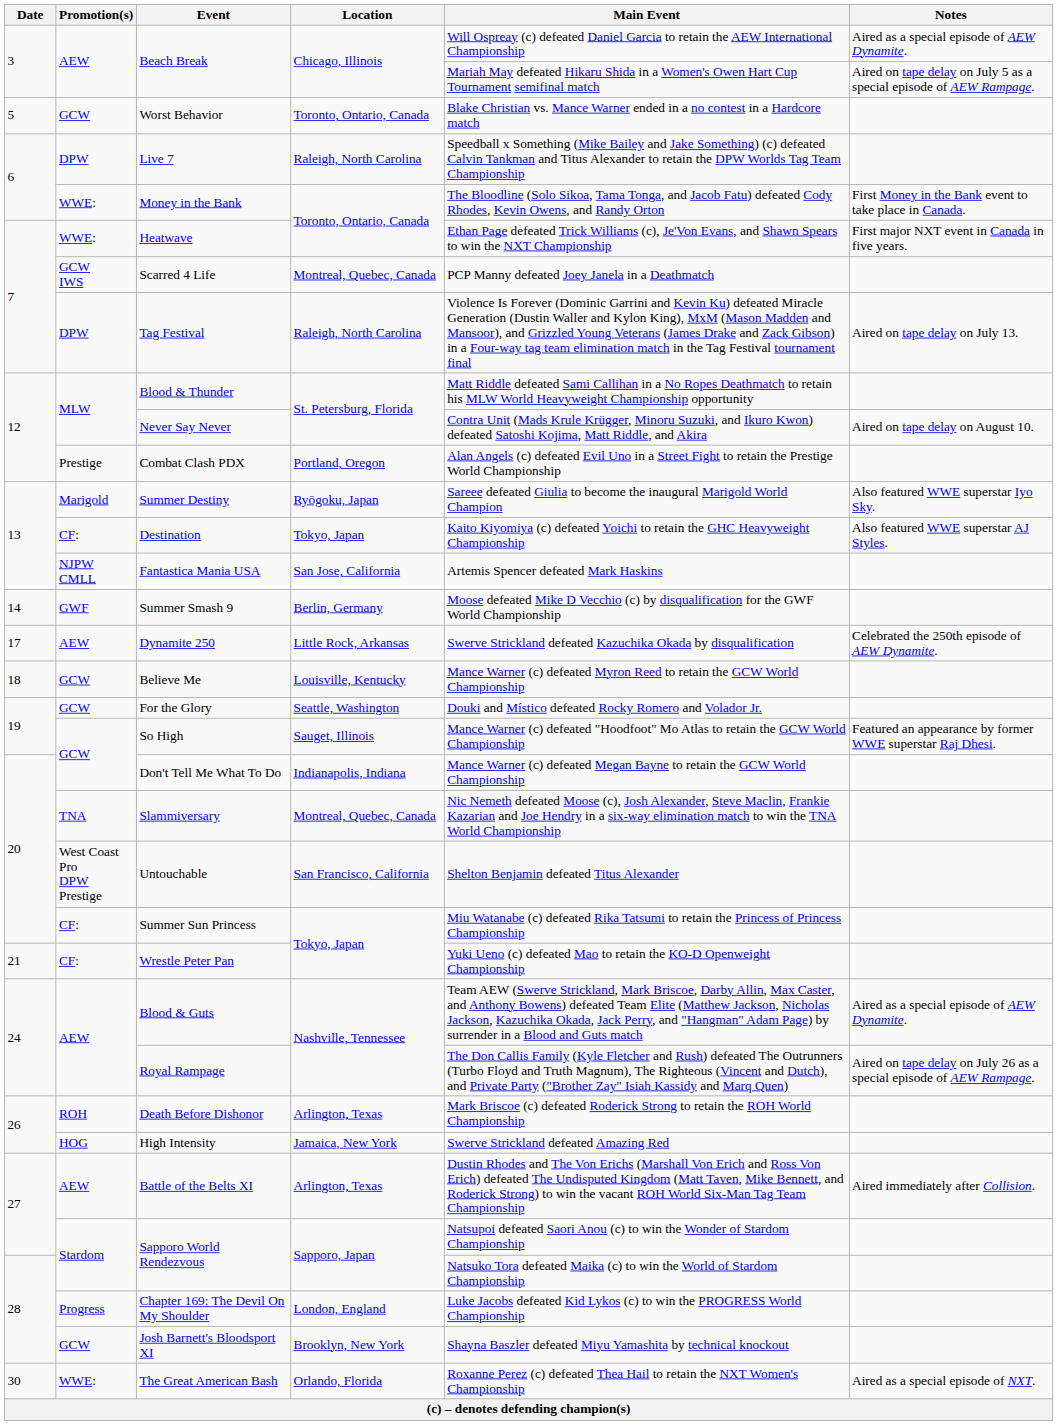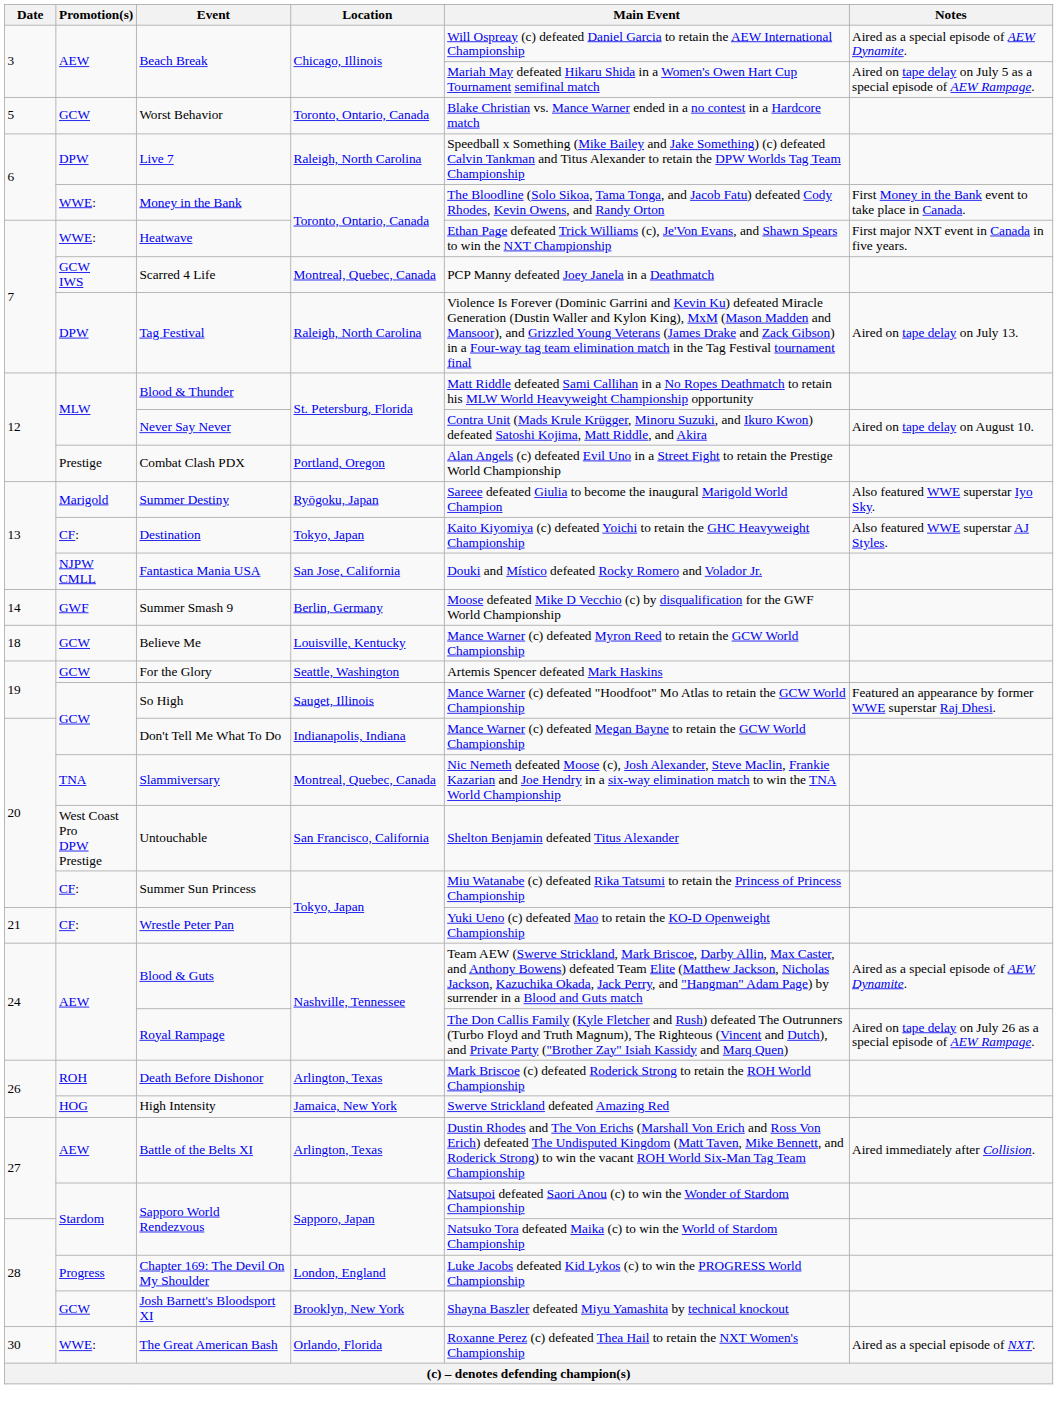(555, 571) Artemis Spencer defeated Mark Haskins -> (605, 571) Douki and Místico defeated Rocky Romero and Volador Jr.
- row: (14, 643)
(605, 707) Douki and Místico defeated Rocky Romero and Volador Jr. -> (555, 671) Artemis Spencer defeated Mark Haskins
